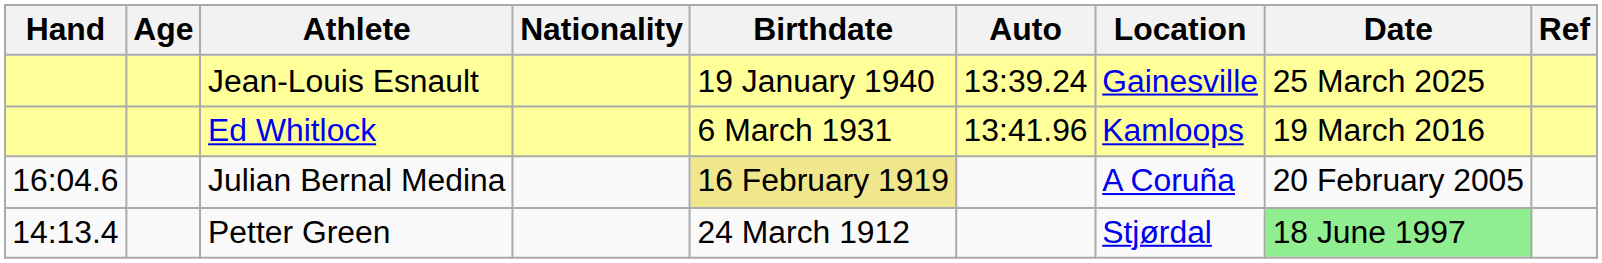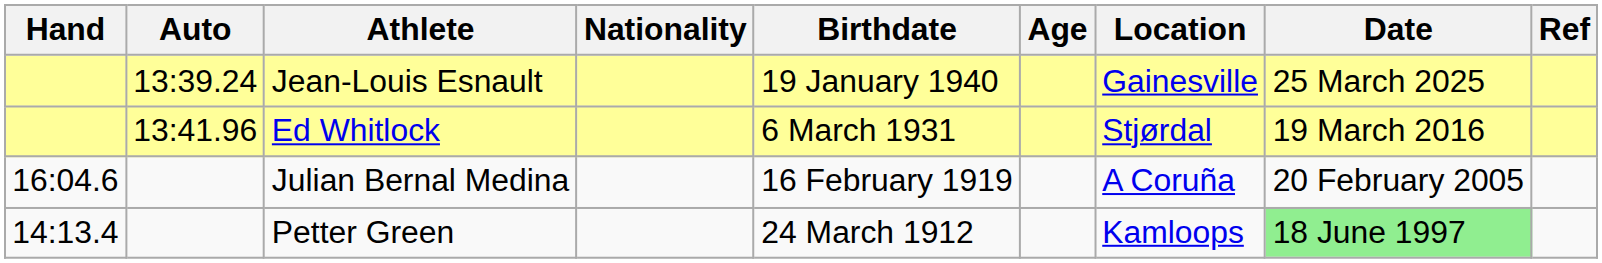columns swapped: (1026, 29) <-> (163, 29)
(1173, 130) Kamloops -> (1157, 130) Stjørdal
(823, 181) khaki background -> (887, 181) no background
(1157, 231) Stjørdal -> (1173, 231) Kamloops
